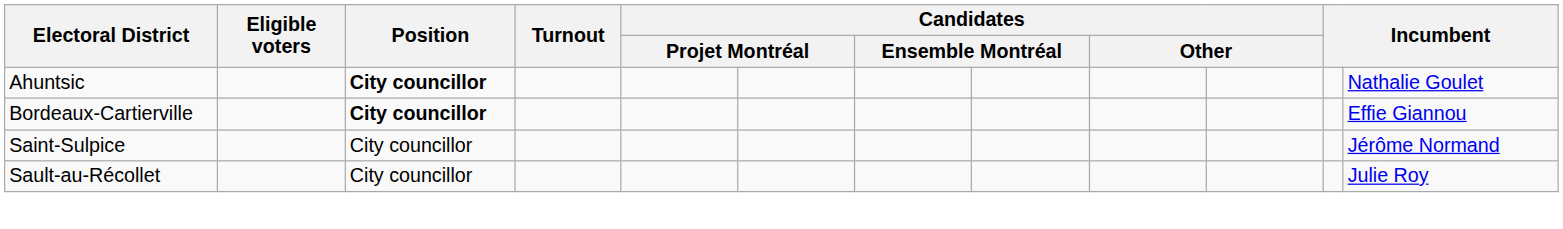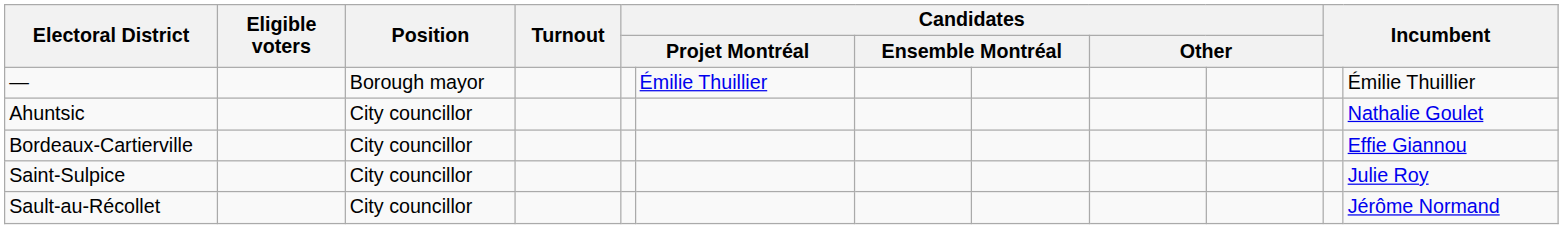+ row: (19, 82)
(418, 82) bold -> (411, 113) normal
(418, 113) bold -> (411, 144) normal
(1424, 144) Jérôme Normand -> (1388, 176) Julie Roy
(1388, 176) Julie Roy -> (1424, 207) Jérôme Normand
